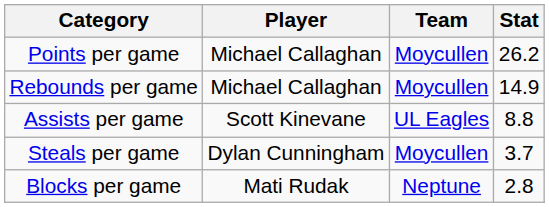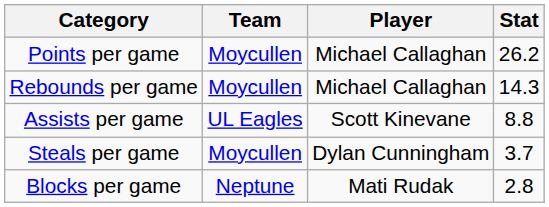columns swapped: (296, 20) <-> (442, 20)
(519, 86) 14.9 -> (519, 86) 14.3
